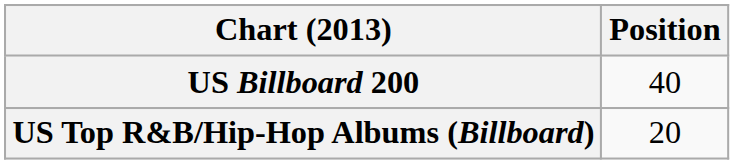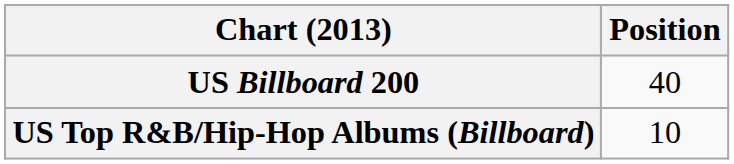(665, 132) 20 -> (665, 132) 10
